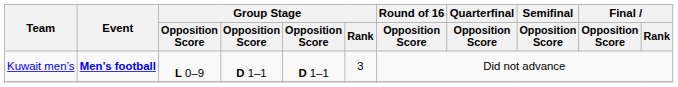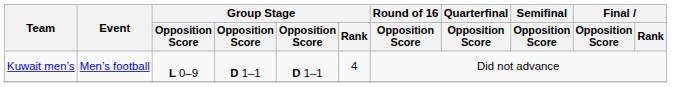(118, 67) bold -> (115, 67) normal
(360, 67) 3 -> (354, 67) 4
